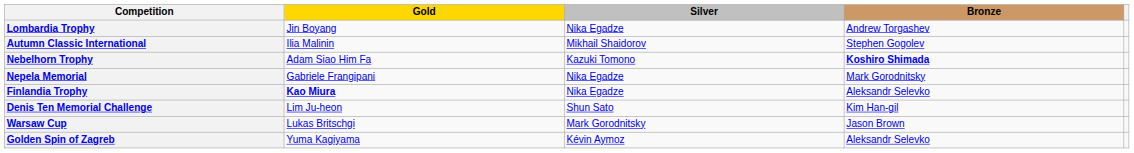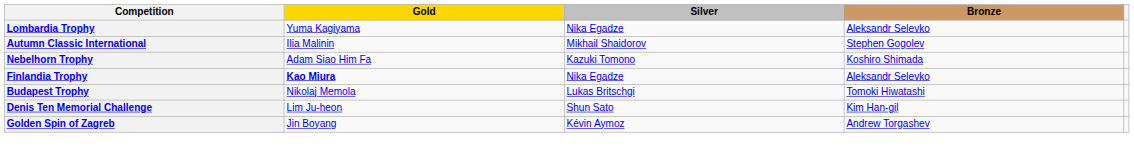(312, 28) Jin Boyang -> (323, 28) Yuma Kagiyama
(888, 28) Andrew Torgashev -> (888, 28) Aleksandr Selevko
(888, 60) bold -> (885, 60) normal
- row: (47, 76)
+ row: (48, 92)
- row: (37, 124)
(323, 140) Yuma Kagiyama -> (312, 124) Jin Boyang
(888, 140) Aleksandr Selevko -> (888, 124) Andrew Torgashev
